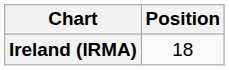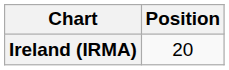(183, 49) 18 -> (183, 49) 20
